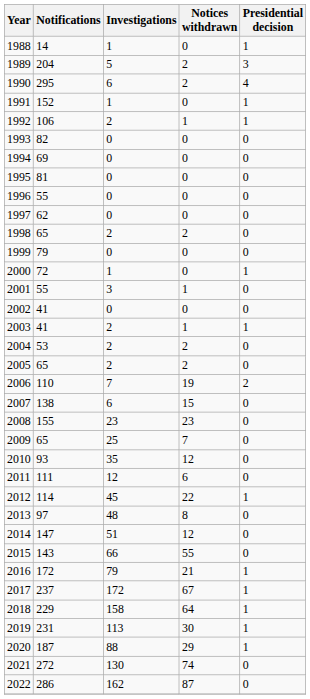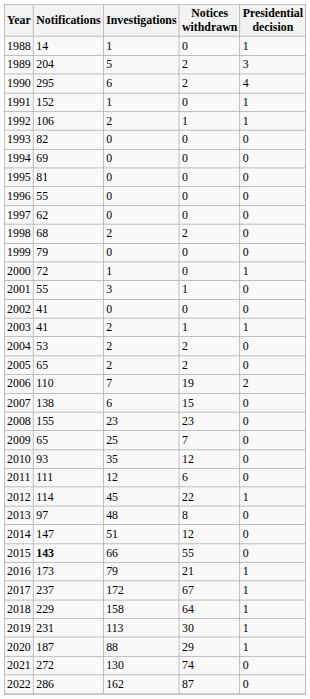(42, 233) 65 -> (42, 233) 68
(45, 552) normal -> (45, 552) bold
(45, 571) 172 -> (45, 571) 173
